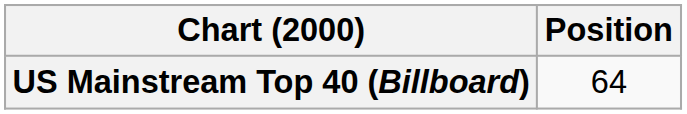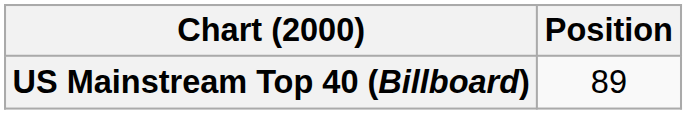(609, 81) 64 -> (609, 81) 89
